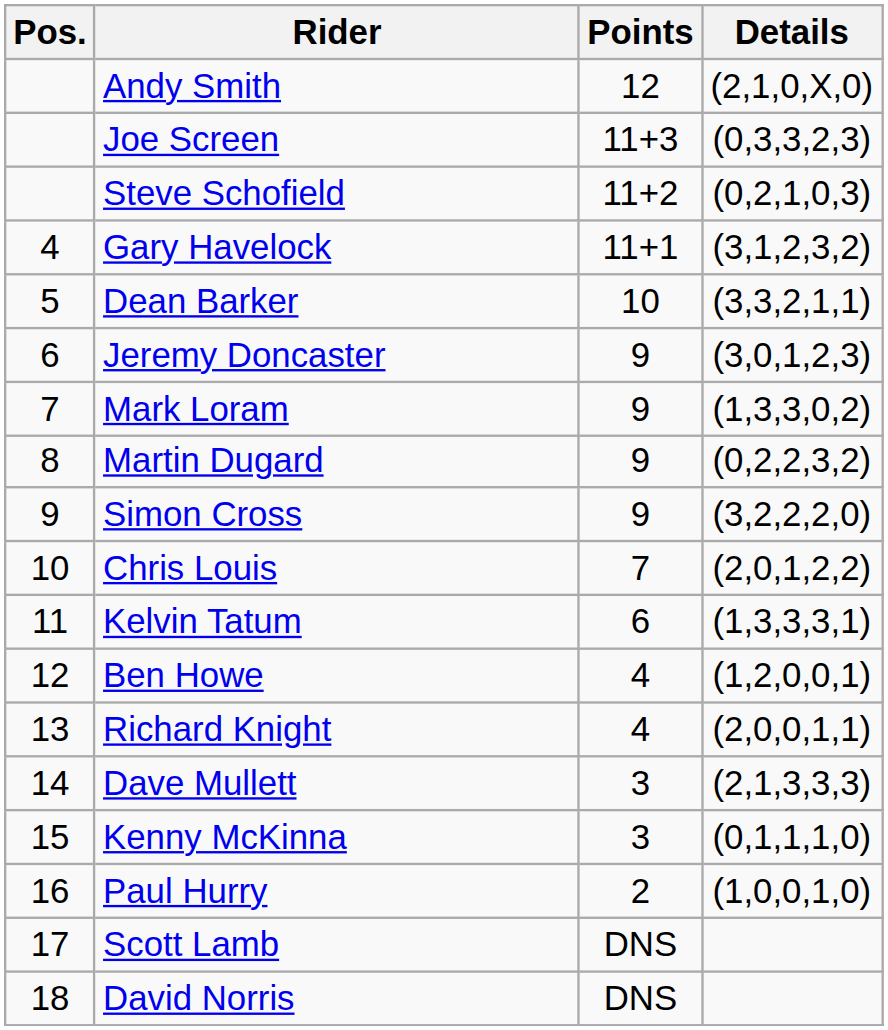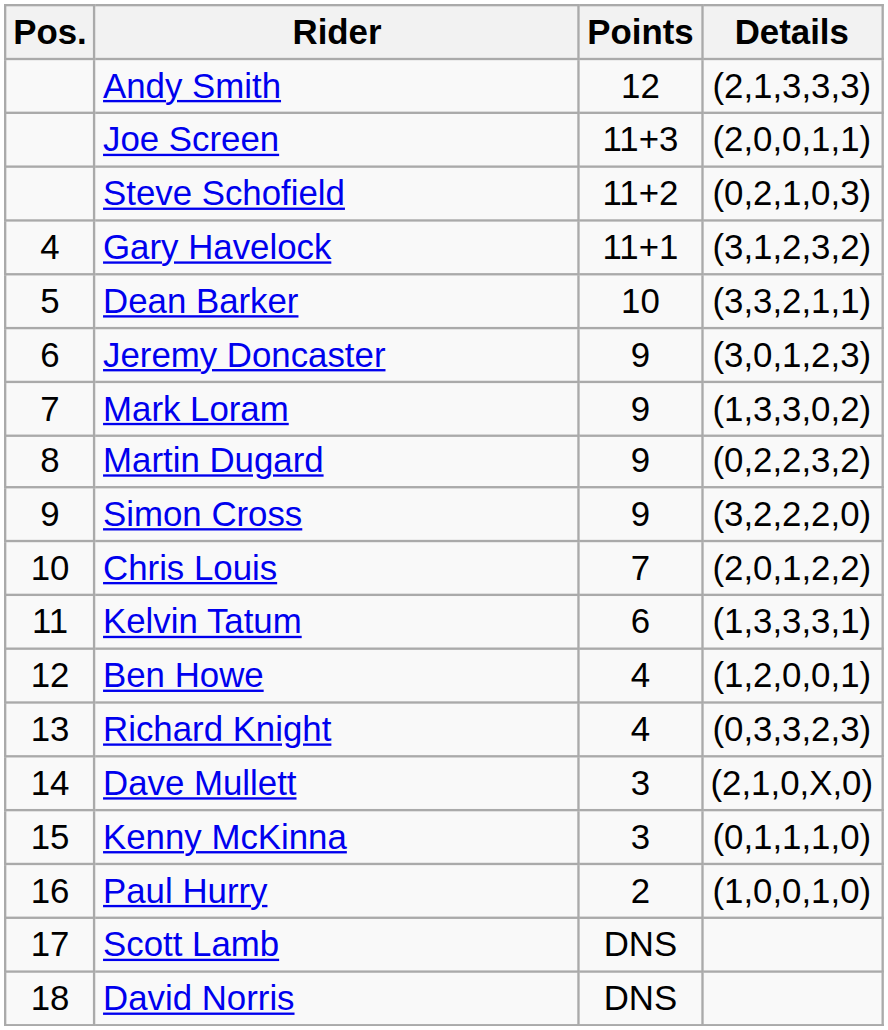(792, 86) (2,1,0,X,0) -> (792, 86) (2,1,3,3,3)
(792, 139) (0,3,3,2,3) -> (792, 139) (2,0,0,1,1)
(792, 730) (2,0,0,1,1) -> (792, 730) (0,3,3,2,3)
(792, 783) (2,1,3,3,3) -> (792, 783) (2,1,0,X,0)
